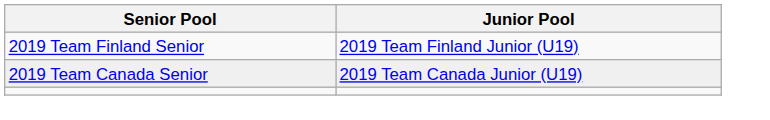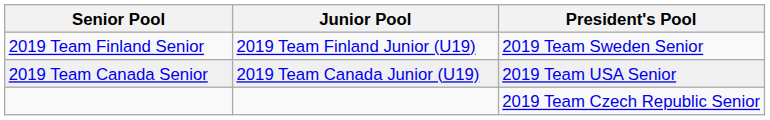+ column: (631, 18)
